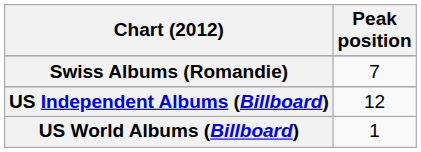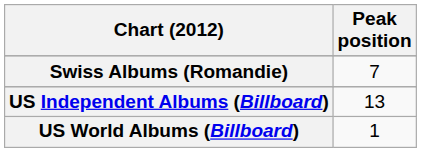(375, 101) 12 -> (375, 101) 13
